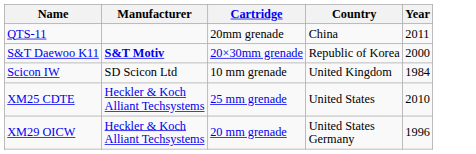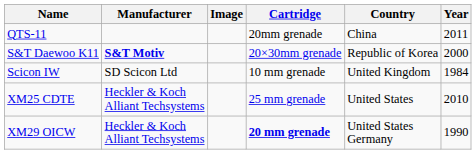+ column: (227, 14)
(248, 132) normal -> (289, 132) bold
(418, 132) 1996 -> (456, 132) 1990
